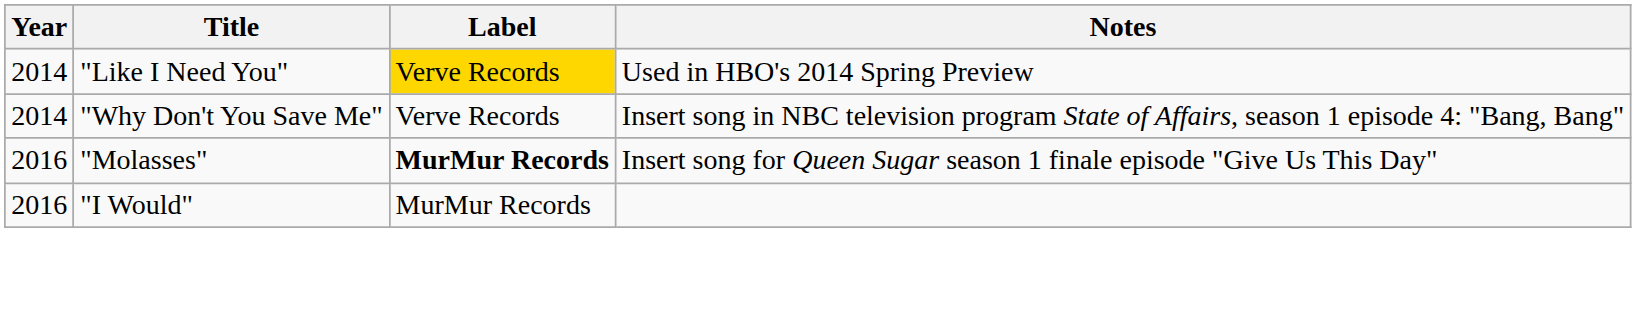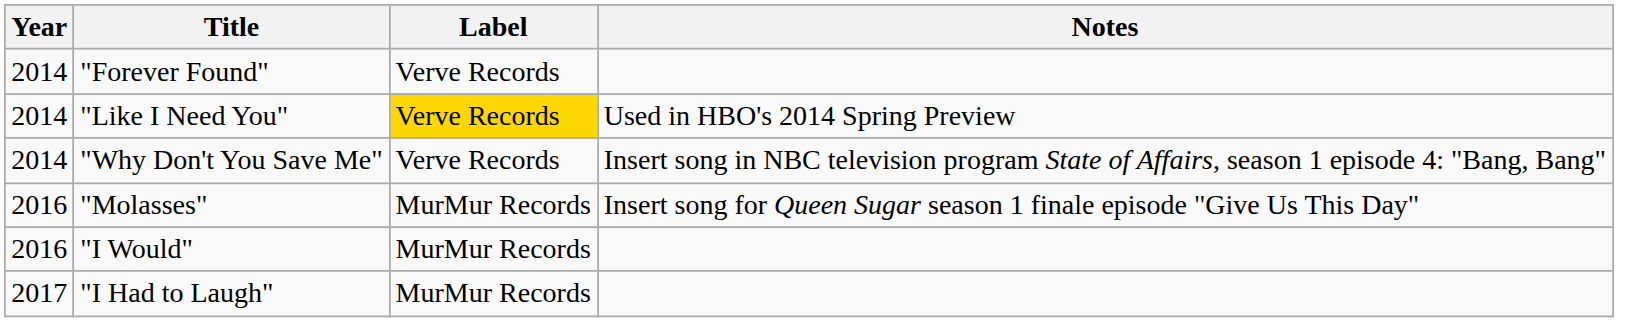+ row: (174, 71)
(502, 159) bold -> (493, 204) normal
+ row: (177, 293)
